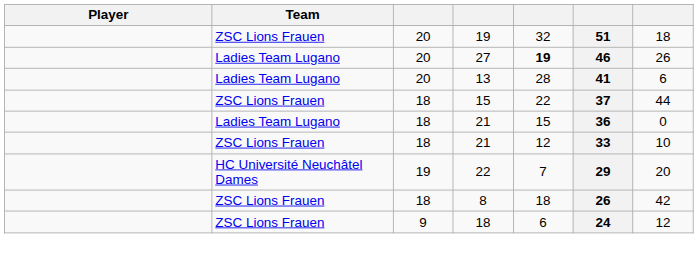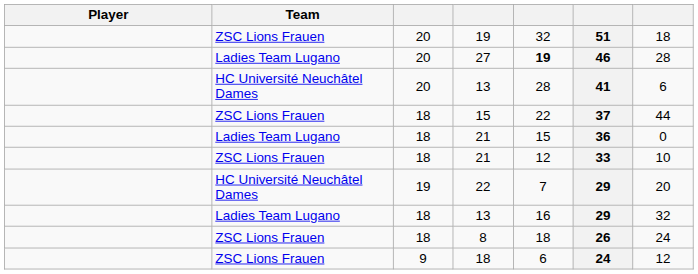(663, 57) 26 -> (663, 57) 28
(278, 79) Ladies Team Lugano -> (289, 86) HC Université Neuchâtel Dames
+ row: (423, 215)
(663, 200) 42 -> (663, 237) 24
